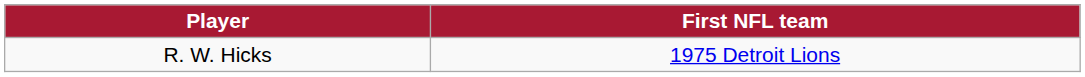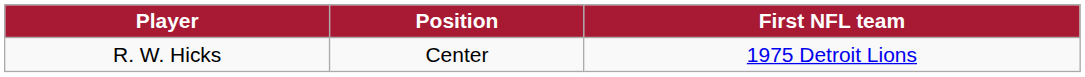+ column: (457, 21)
